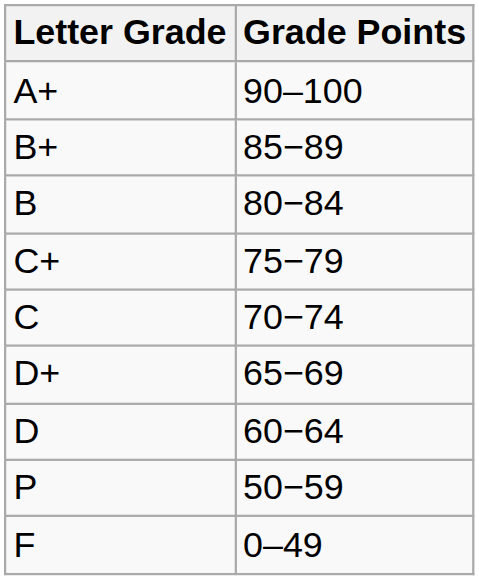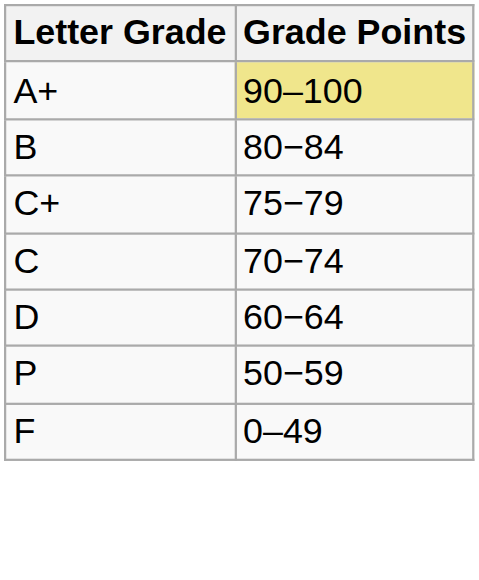(303, 89) no background -> (303, 89) khaki background
- row: (36, 146)
- row: (37, 373)
